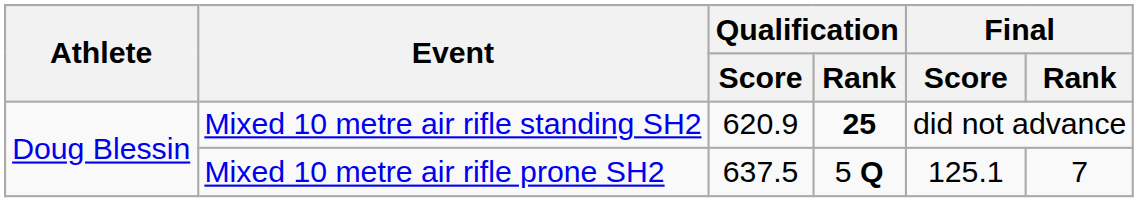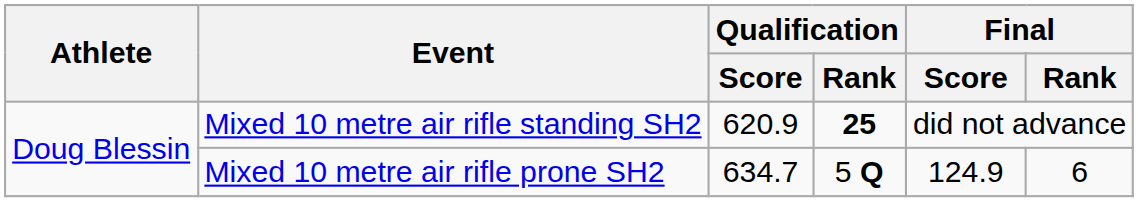(761, 173) 637.5 -> (761, 173) 634.7
(966, 173) 125.1 -> (966, 173) 124.9
(1080, 173) 7 -> (1080, 173) 6
